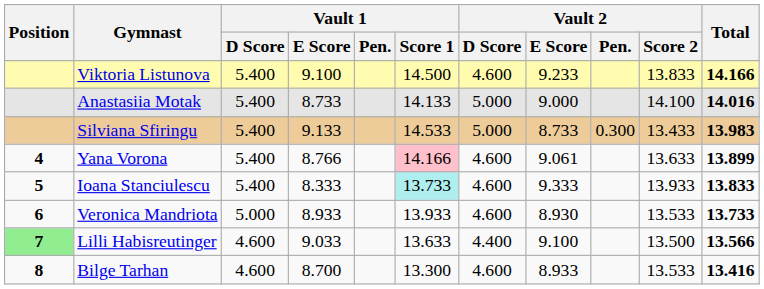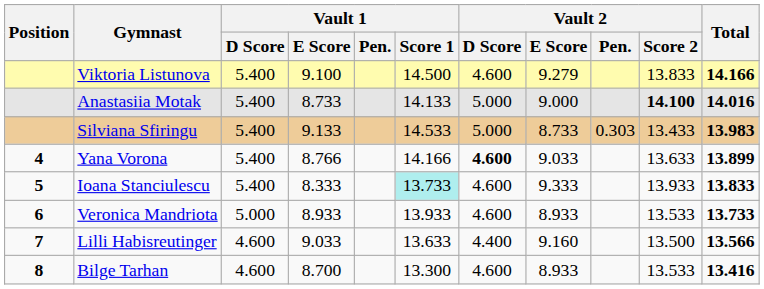(558, 74) 9.233 -> (558, 74) 9.279
(671, 102) normal -> (671, 102) bold
(615, 130) 0.300 -> (615, 130) 0.303
(427, 158) pink background -> (427, 158) no background
(492, 158) normal -> (492, 158) bold
(558, 158) 9.061 -> (558, 158) 9.033
(558, 213) 8.930 -> (558, 213) 8.933
(39, 241) lightgreen background -> (39, 241) no background
(558, 241) 9.100 -> (558, 241) 9.160
